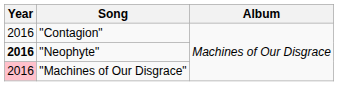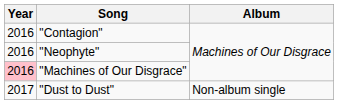(20, 52) bold -> (20, 52) normal
+ row: (77, 90)
